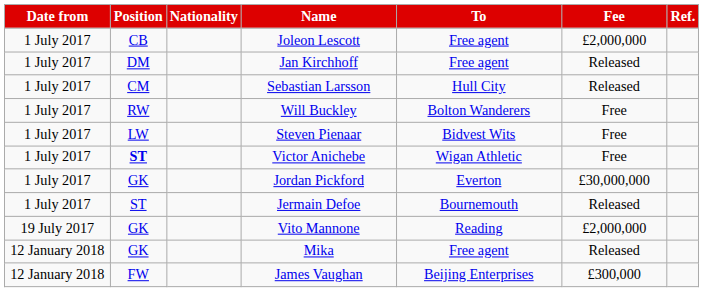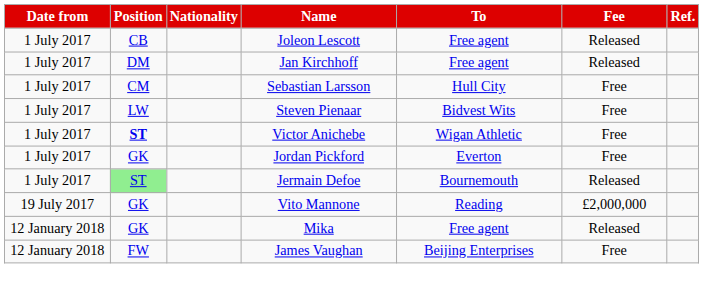(614, 40) £2,000,000 -> (614, 40) Released
(614, 87) Released -> (614, 87) Free
- row: (319, 110)
(614, 181) £30,000,000 -> (614, 157) Free
(138, 204) no background -> (138, 181) lightgreen background
(614, 275) £300,000 -> (614, 251) Free
